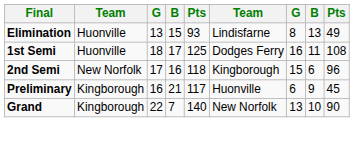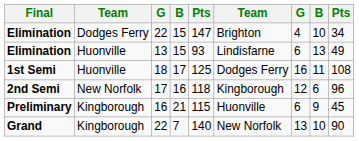+ row: (39, 32)
(293, 32) 8 -> (297, 51) 6
(296, 70) 15 -> (300, 88) 12
(196, 88) 117 -> (201, 107) 115
